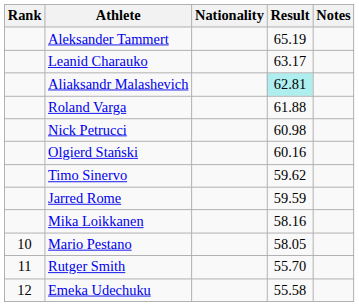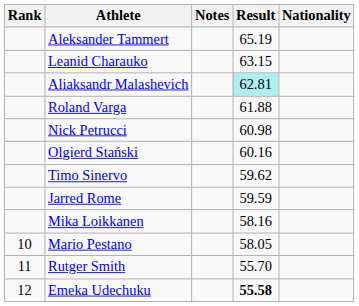columns swapped: (229, 15) <-> (334, 15)
(290, 61) 63.17 -> (256, 61) 63.15
(290, 289) normal -> (256, 289) bold
